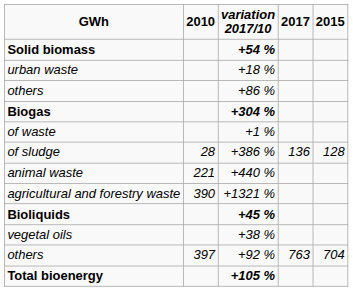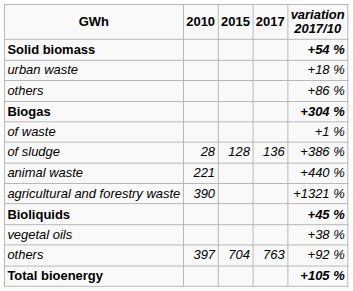columns swapped: (330, 22) <-> (248, 22)
